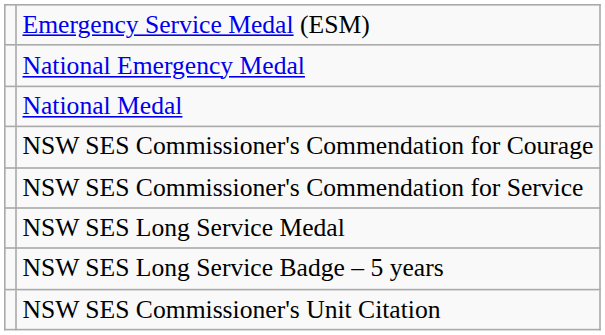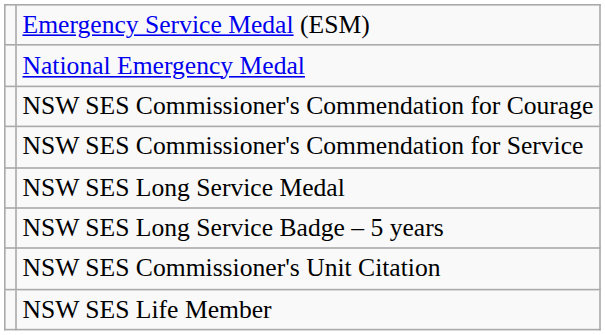- row: (102, 106)
+ row: (147, 308)
